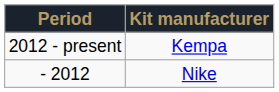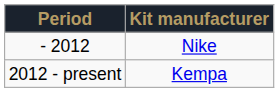rows swapped: (65, 74) <-> (65, 46)
